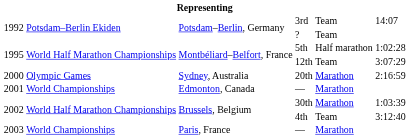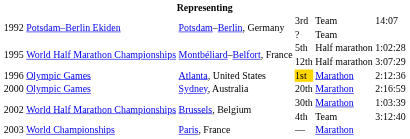(326, 62) Team -> (344, 62) Half marathon
+ row: (14, 75)
- row: (14, 89)
